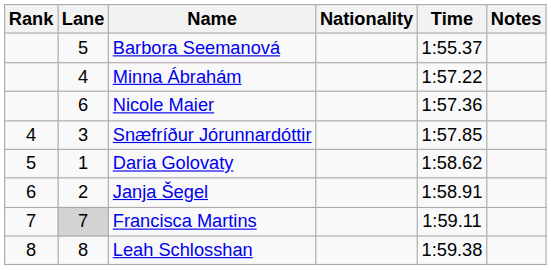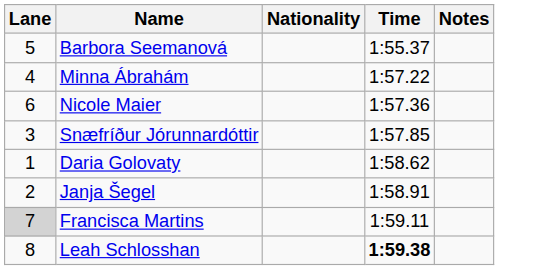- column: (31, 18)
(452, 250) normal -> (399, 250) bold
